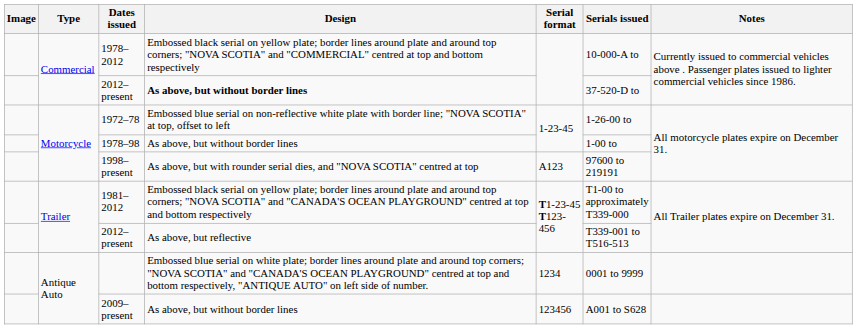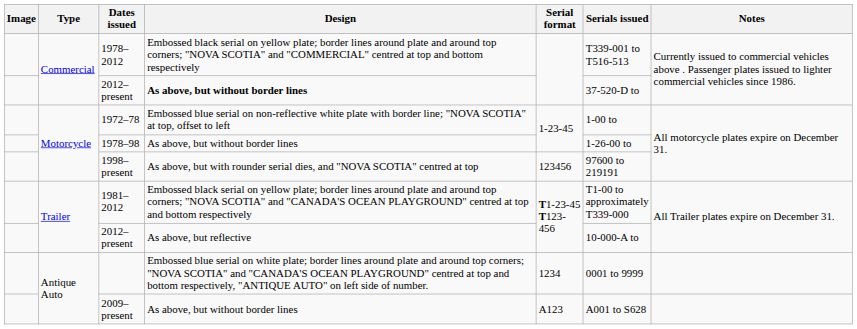(612, 54) 10-000-A to -> (613, 54) T339-001 to T516-513
(609, 119) 1-26-00 to -> (601, 119) 1-00 to
(601, 143) 1-00 to -> (609, 143) 1-26-00 to
(551, 166) A123 -> (555, 166) 123456
(613, 237) T339-001 to T516-513 -> (612, 237) 10-000-A to
(555, 309) 123456 -> (551, 309) A123
